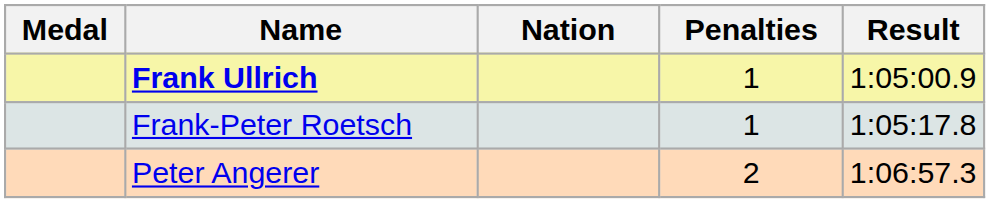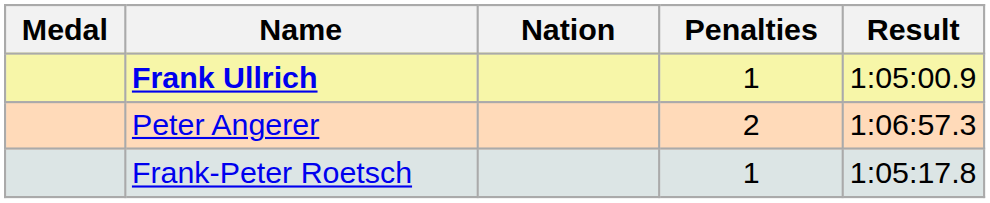rows swapped: (272, 125) <-> (226, 173)
